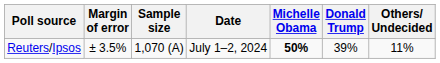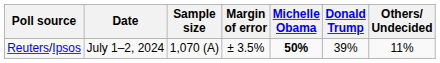columns swapped: (228, 21) <-> (108, 21)
